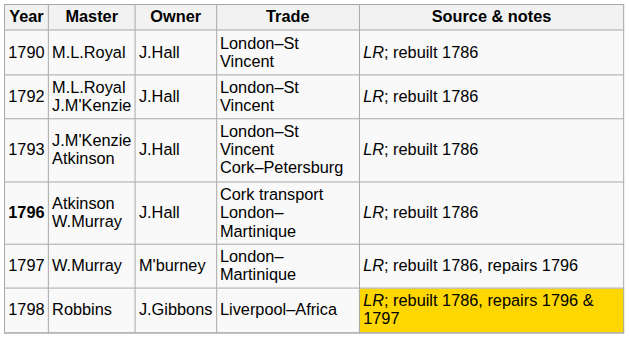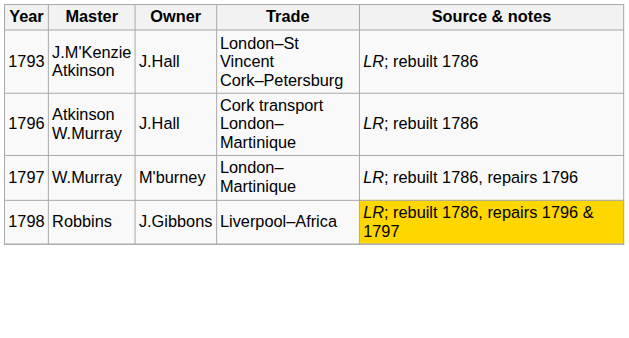- row: (89, 52)
- row: (92, 96)
(26, 212) bold -> (26, 124) normal
